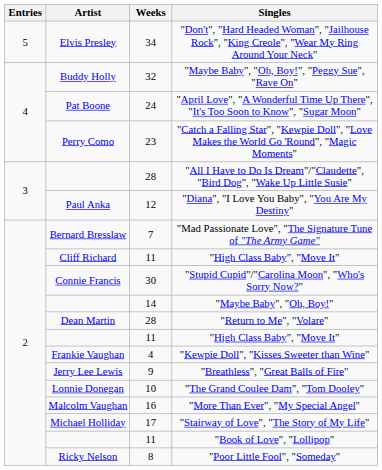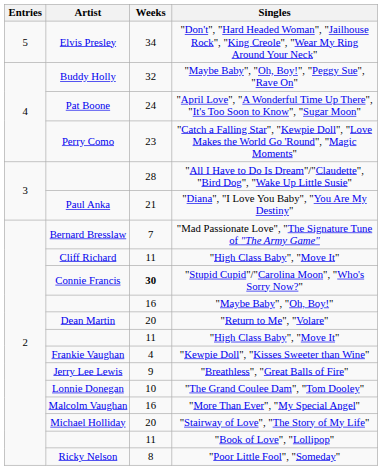(151, 205) 12 -> (151, 205) 21
(151, 280) normal -> (151, 280) bold
(151, 303) 14 -> (151, 303) 16
(151, 320) 28 -> (151, 320) 20
(151, 422) 17 -> (151, 422) 20
